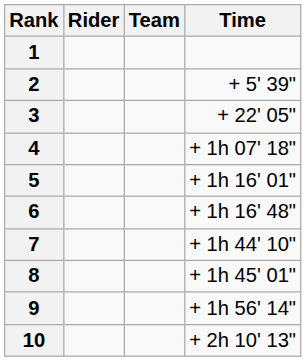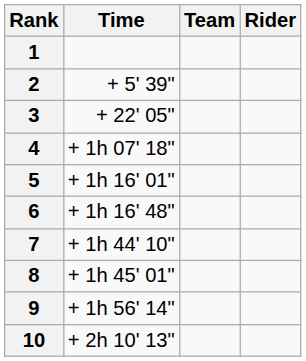columns swapped: (94, 20) <-> (243, 20)
